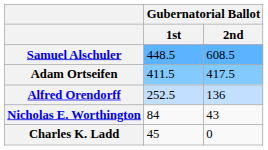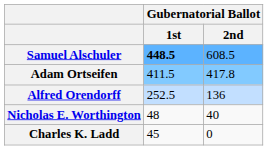(161, 54) normal -> (161, 54) bold
(221, 74) 417.5 -> (221, 74) 417.8
(153, 114) 84 -> (153, 114) 48
(213, 114) 43 -> (213, 114) 40
